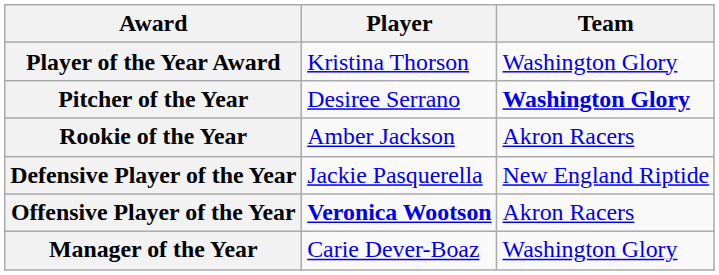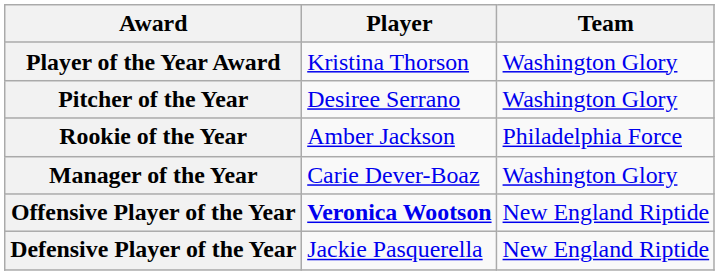(596, 99) bold -> (590, 99) normal
(568, 136) Akron Racers -> (592, 136) Philadelphia Force
rows swapped: (153, 174) <-> (153, 250)
(568, 212) Akron Racers -> (606, 212) New England Riptide
